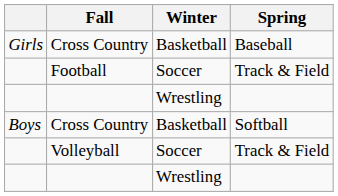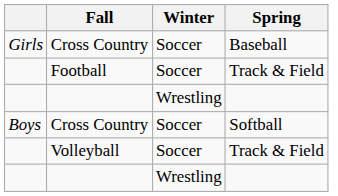(191, 44) Basketball -> (179, 44) Soccer
(191, 124) Basketball -> (179, 124) Soccer
